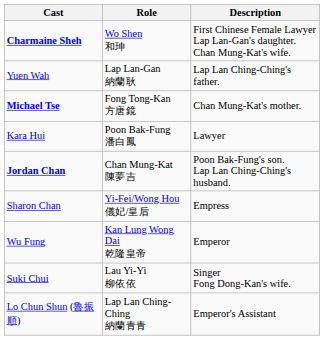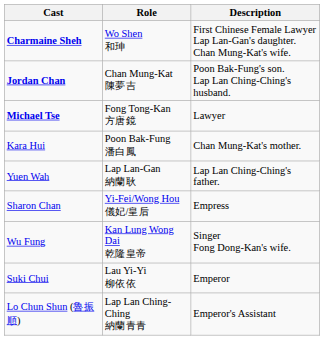rows swapped: (36, 171) <-> (28, 75)
(247, 106) Chan Mung-Kat's mother. -> (209, 115) Lawyer
(209, 136) Lawyer -> (247, 145) Chan Mung-Kat's mother.
(212, 242) Emperor -> (242, 242) Singer Fong Dong-Kan's wife.
(242, 278) Singer Fong Dong-Kan's wife. -> (212, 278) Emperor
